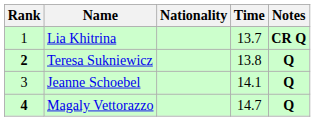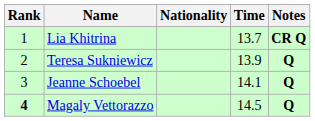(24, 60) bold -> (24, 60) normal
(249, 60) 13.8 -> (249, 60) 13.9
(249, 104) 14.7 -> (249, 104) 14.5
